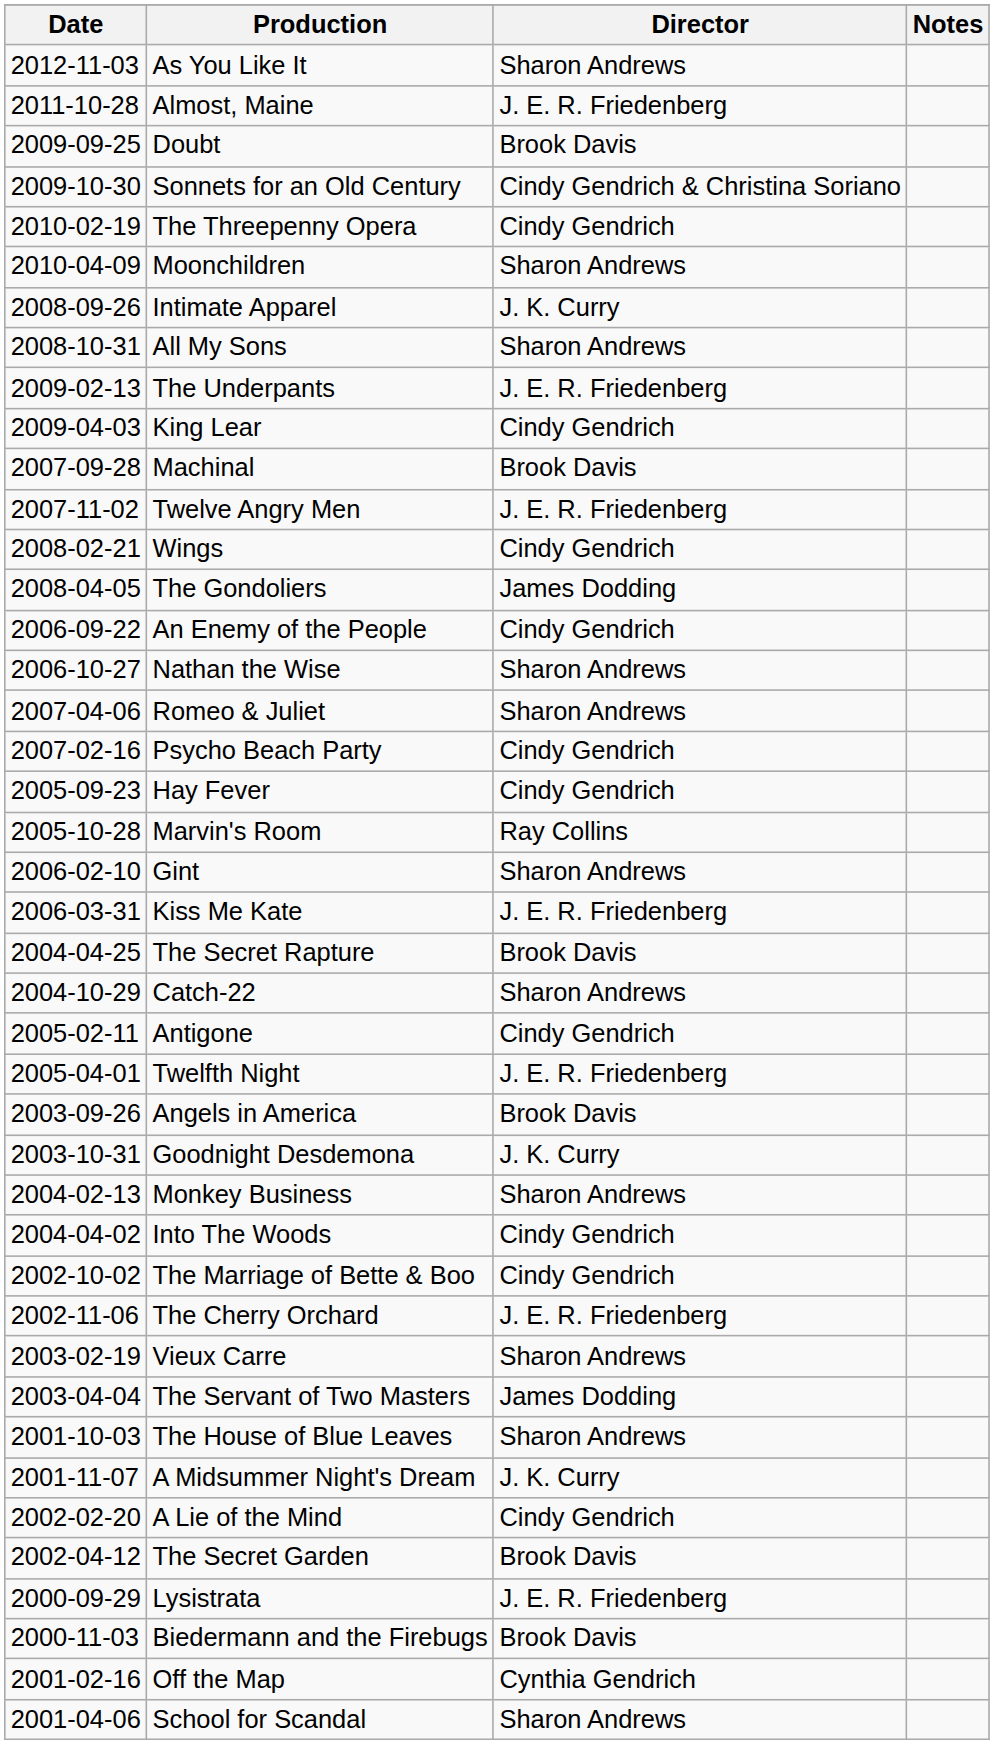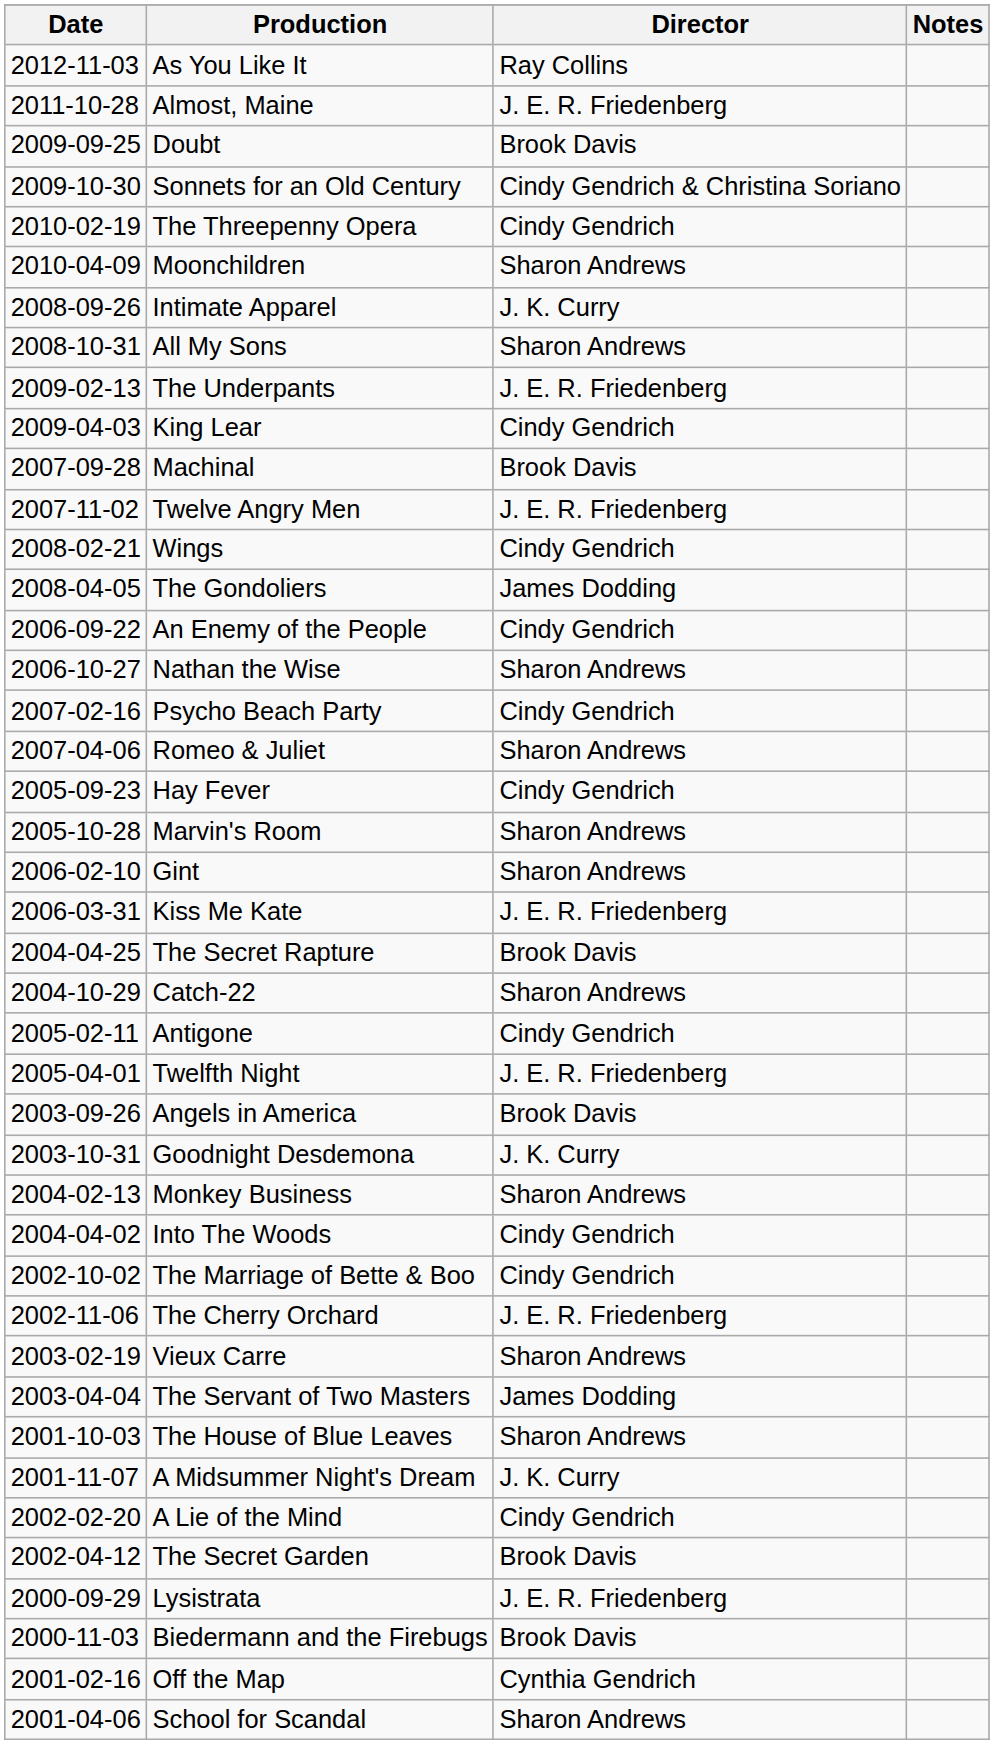(593, 65) Sharon Andrews -> (564, 65) Ray Collins
rows swapped: (267, 750) <-> (239, 710)
(564, 831) Ray Collins -> (593, 831) Sharon Andrews
